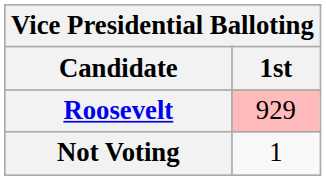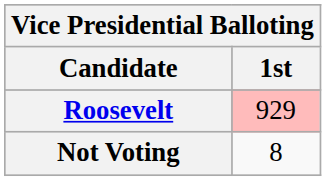(276, 152) 1 -> (276, 152) 8
